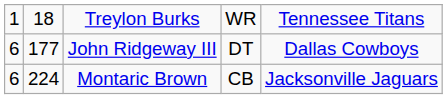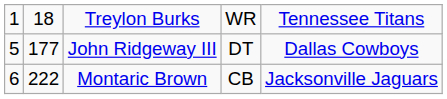(14, 49) 6 -> (14, 49) 5
(44, 78) 224 -> (44, 78) 222
